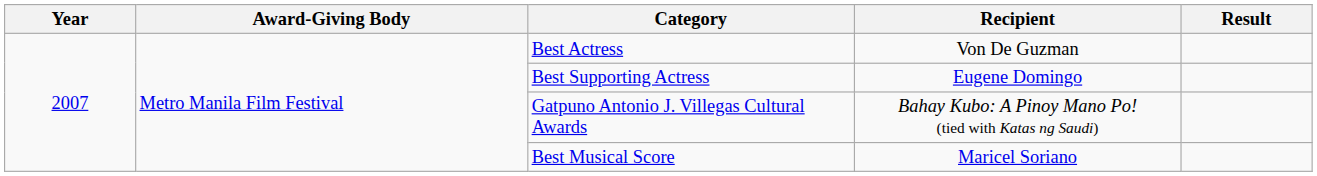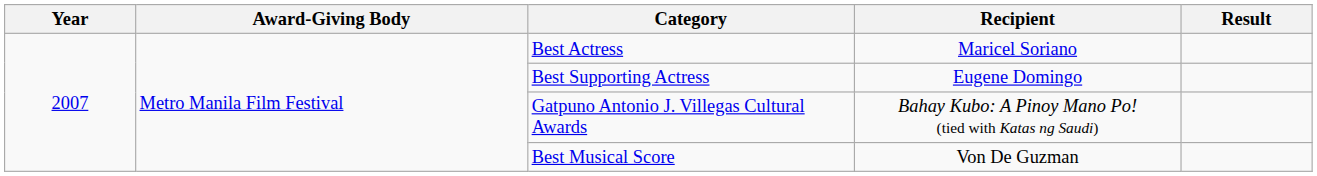(1018, 48) Von De Guzman -> (1018, 48) Maricel Soriano
(1018, 156) Maricel Soriano -> (1018, 156) Von De Guzman
